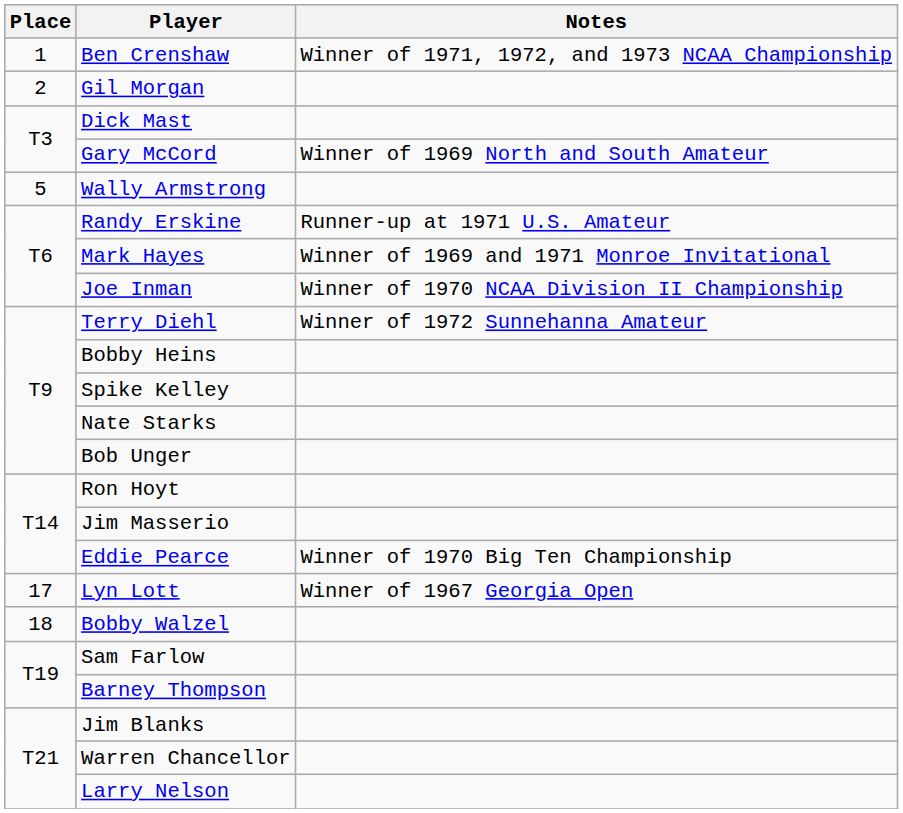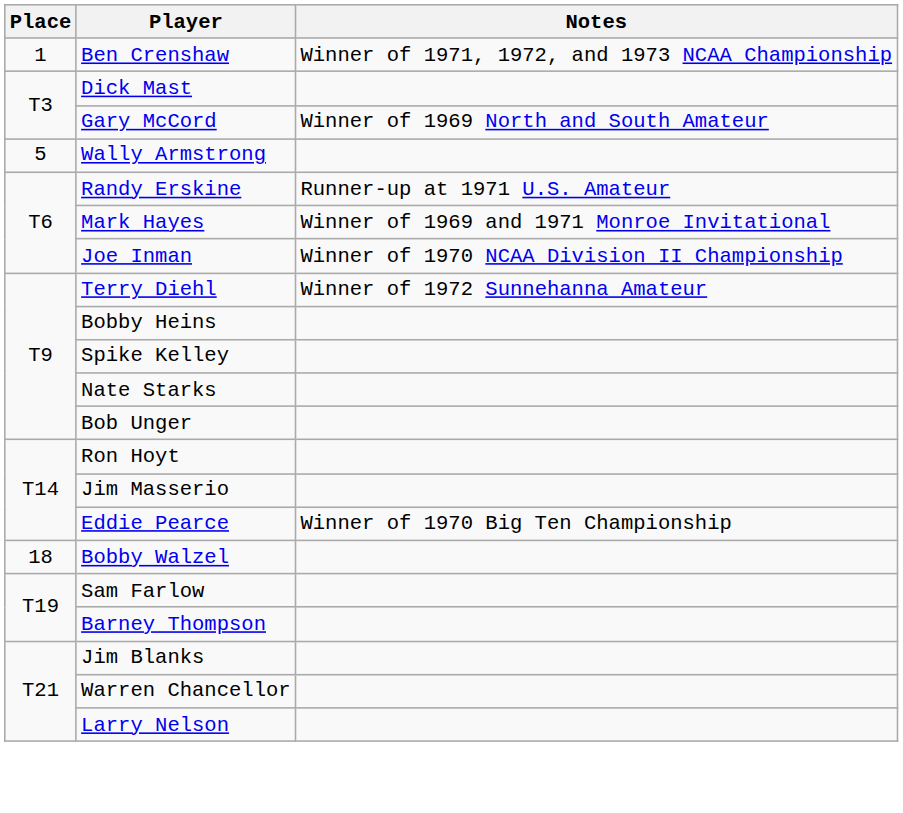- row: (143, 88)
- row: (130, 591)
